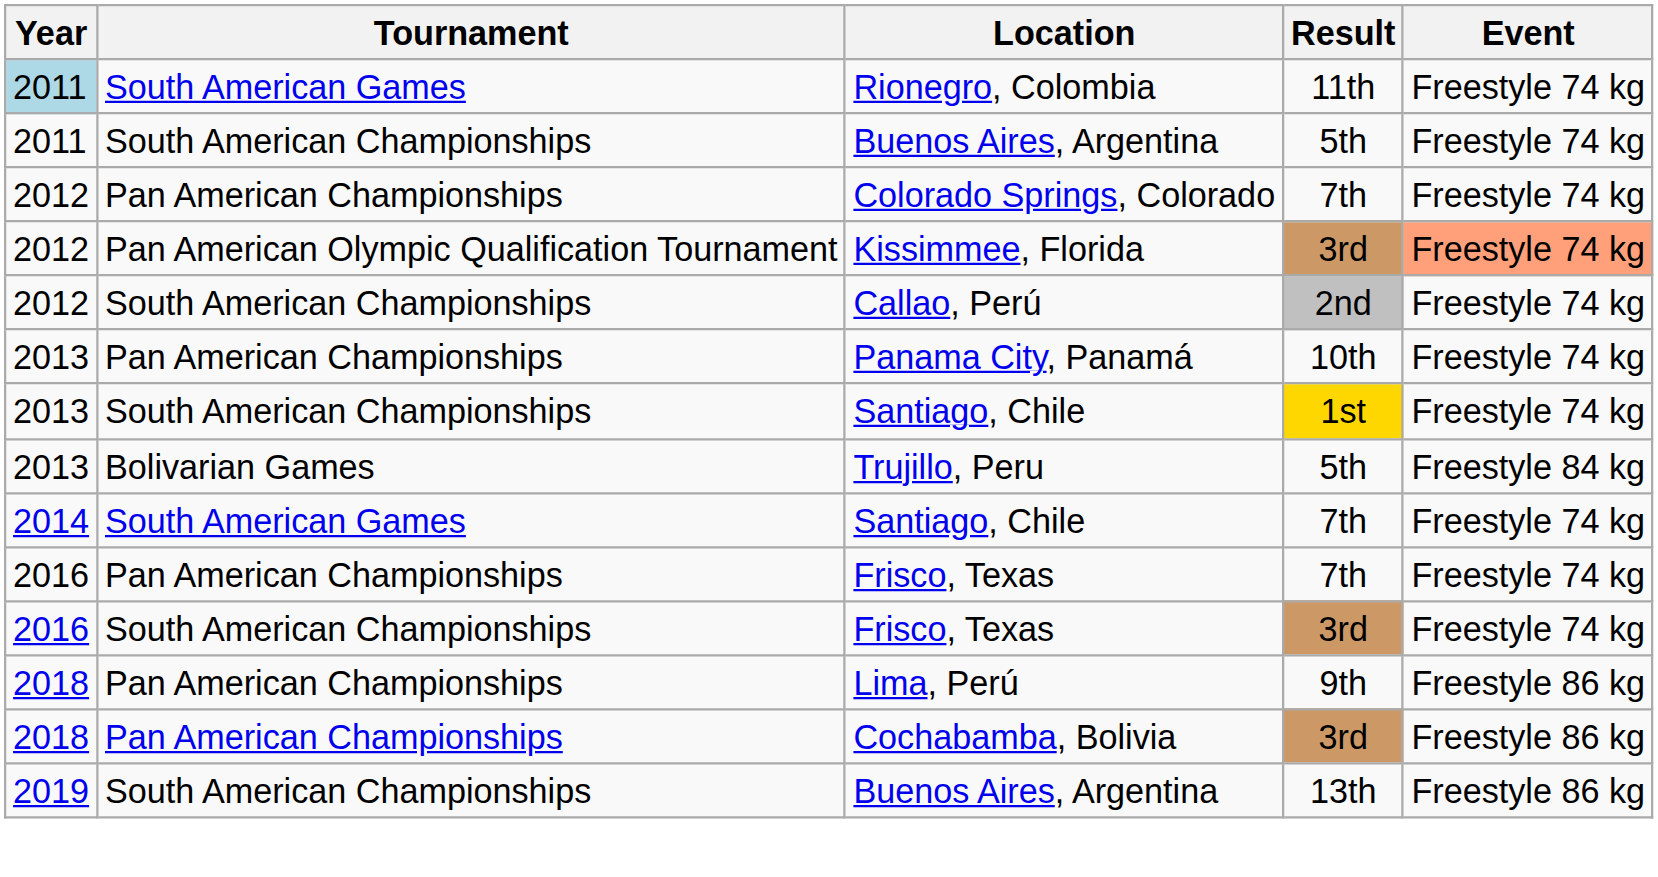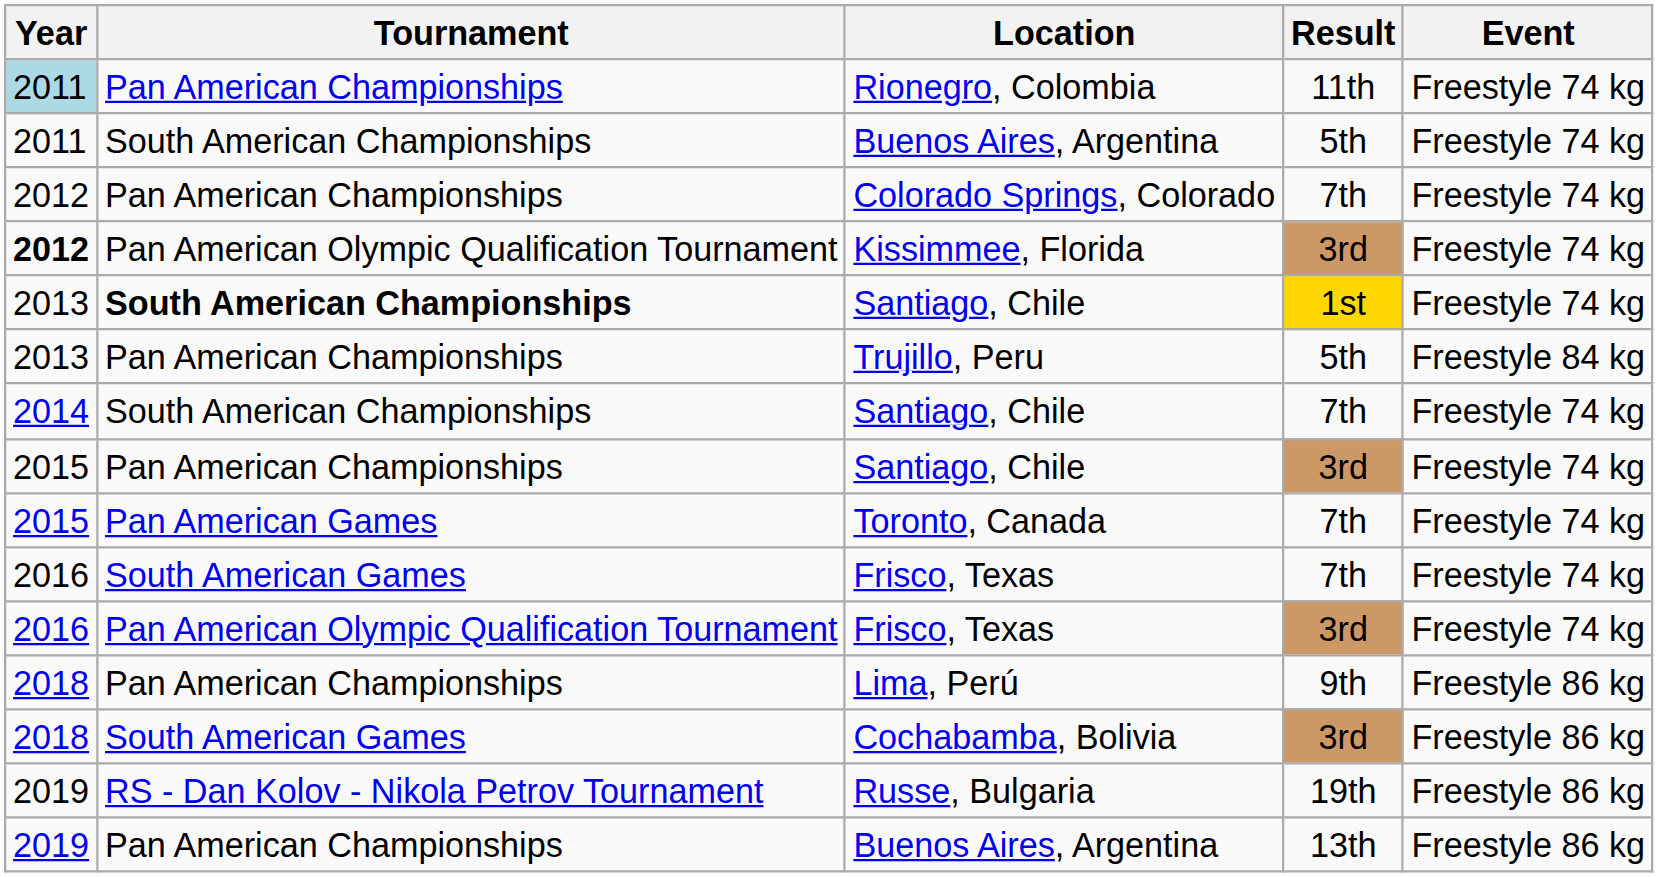(285, 87) South American Games -> (334, 87) Pan American Championships
(51, 249) normal -> (51, 249) bold
(1528, 249) lightsalmon background -> (1528, 249) no background
- row: (947, 303)
- row: (1023, 357)
(348, 411) normal -> (368, 303) bold
(240, 466) Bolivarian Games -> (334, 357) Pan American Championships
(285, 520) South American Games -> (348, 411) South American Championships
+ row: (969, 466)
+ row: (980, 520)
(334, 574) Pan American Championships -> (285, 574) South American Games
(348, 628) South American Championships -> (471, 628) Pan American Olympic Qualification Tournament
(334, 736) Pan American Championships -> (285, 736) South American Games
+ row: (974, 790)
(348, 790) South American Championships -> (334, 844) Pan American Championships
